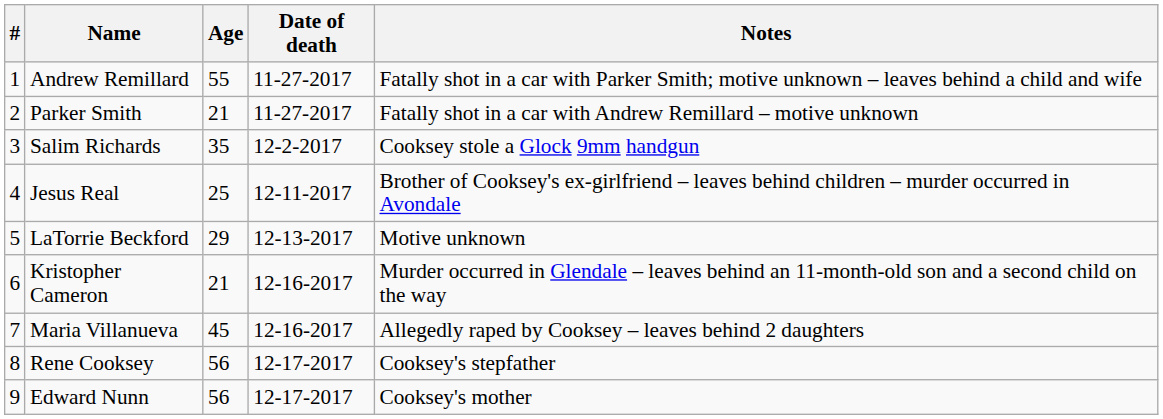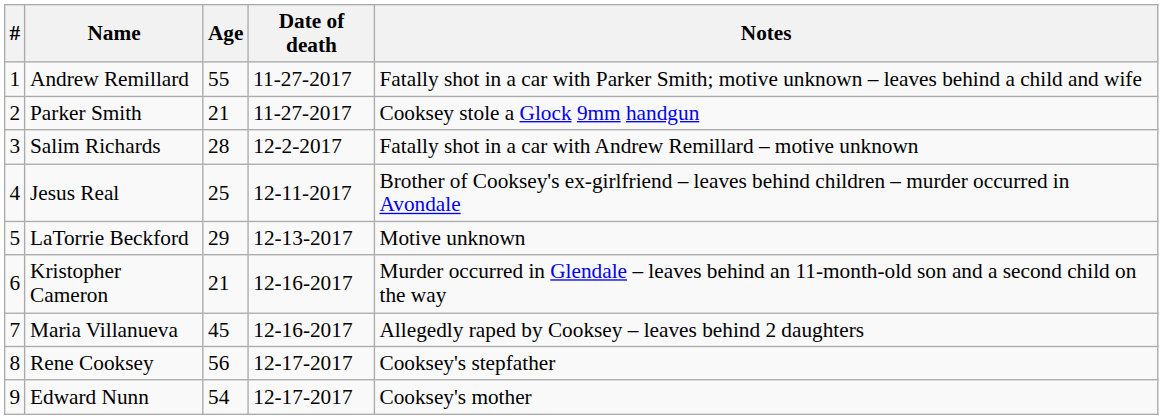(649, 112) Fatally shot in a car with Andrew Remillard – motive unknown -> (539, 112) Cooksey stole a Glock 9mm handgun
(219, 146) 35 -> (219, 146) 28
(539, 146) Cooksey stole a Glock 9mm handgun -> (649, 146) Fatally shot in a car with Andrew Remillard – motive unknown
(219, 396) 56 -> (219, 396) 54
